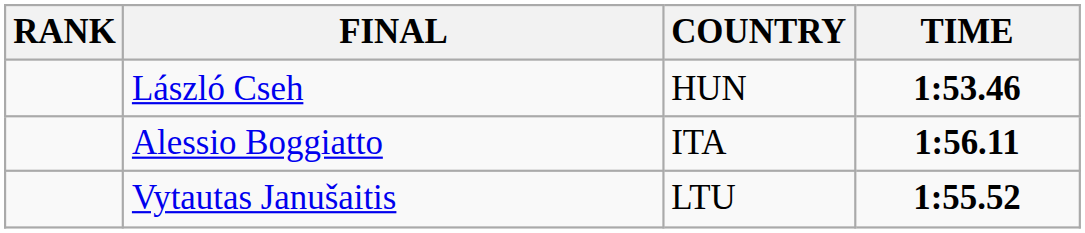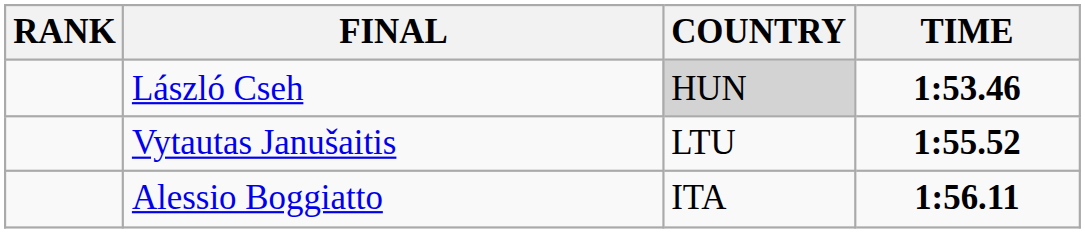(709, 87) no background -> (709, 87) lightgrey background
rows swapped: (264, 198) <-> (257, 142)
